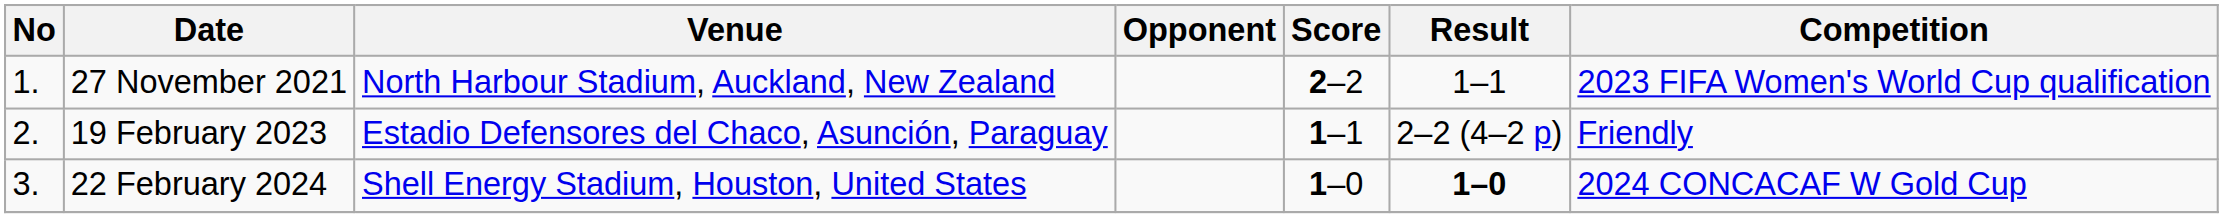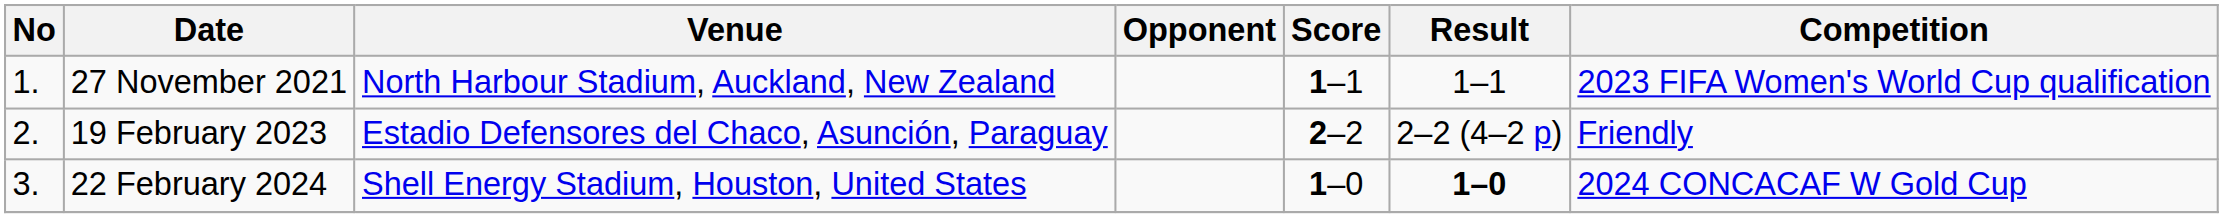(1336, 81) 2–2 -> (1336, 81) 1–1
(1336, 133) 1–1 -> (1336, 133) 2–2
